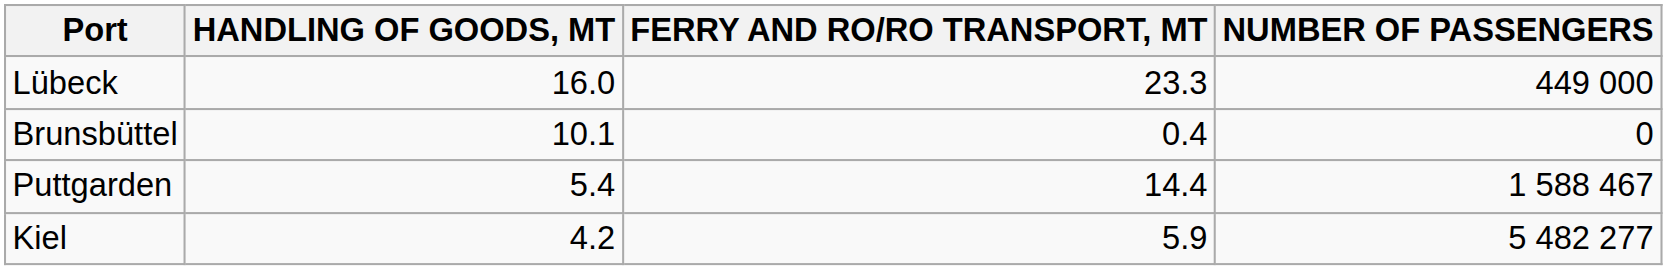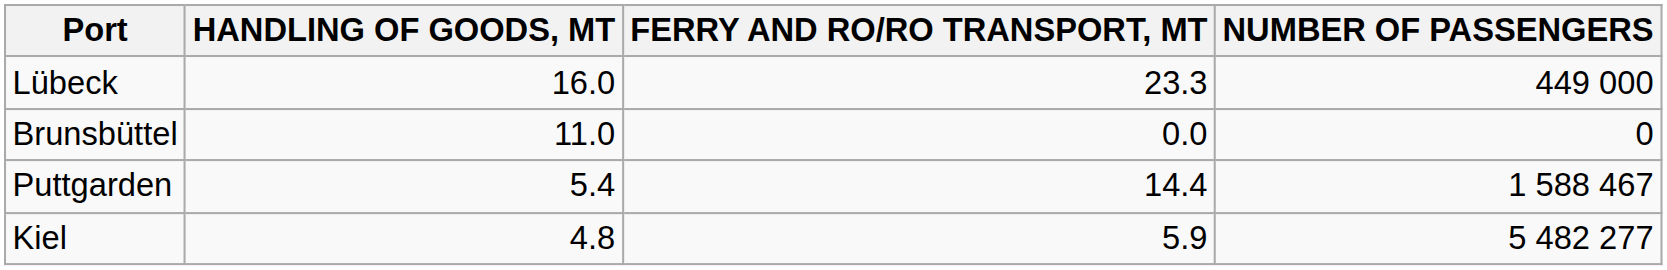(583, 133) 10.1 -> (585, 133) 11.0
(1185, 133) 0.4 -> (1185, 133) 0.0
(593, 237) 4.2 -> (593, 237) 4.8
